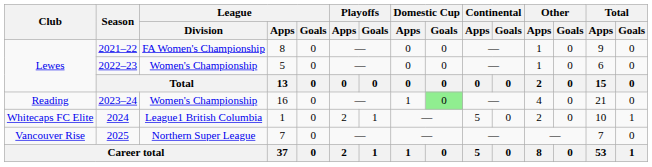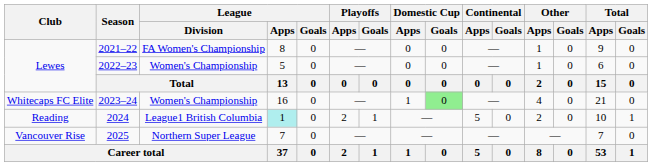(50, 100) Reading -> (50, 100) Whitecaps FC Elite
(50, 118) Whitecaps FC Elite -> (50, 118) Reading
(282, 118) no background -> (282, 118) paleturquoise background
